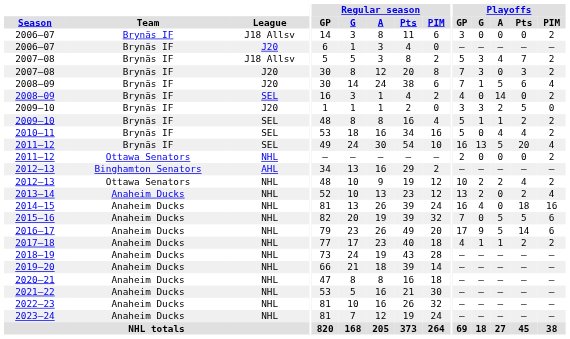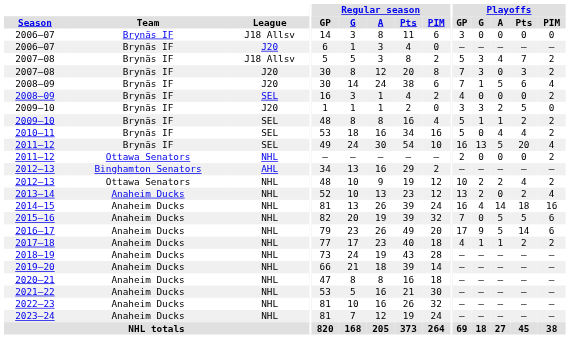(552, 35) 2 -> (552, 35) 0
(500, 96) 14 -> (500, 96) 0
(500, 206) 0 -> (500, 206) 14
